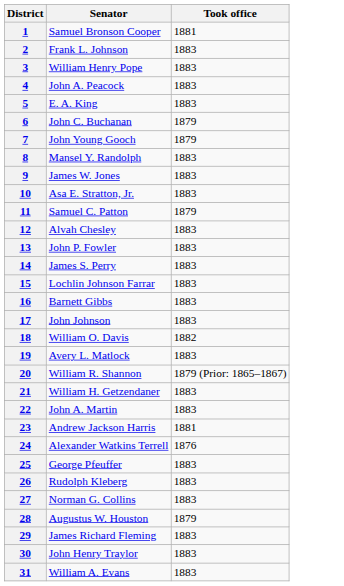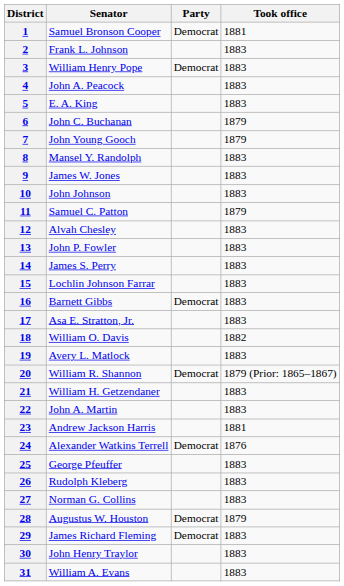+ column: (196, 13)
(91, 193) Asa E. Stratton, Jr. -> (80, 193) John Johnson
(80, 319) John Johnson -> (91, 319) Asa E. Stratton, Jr.
